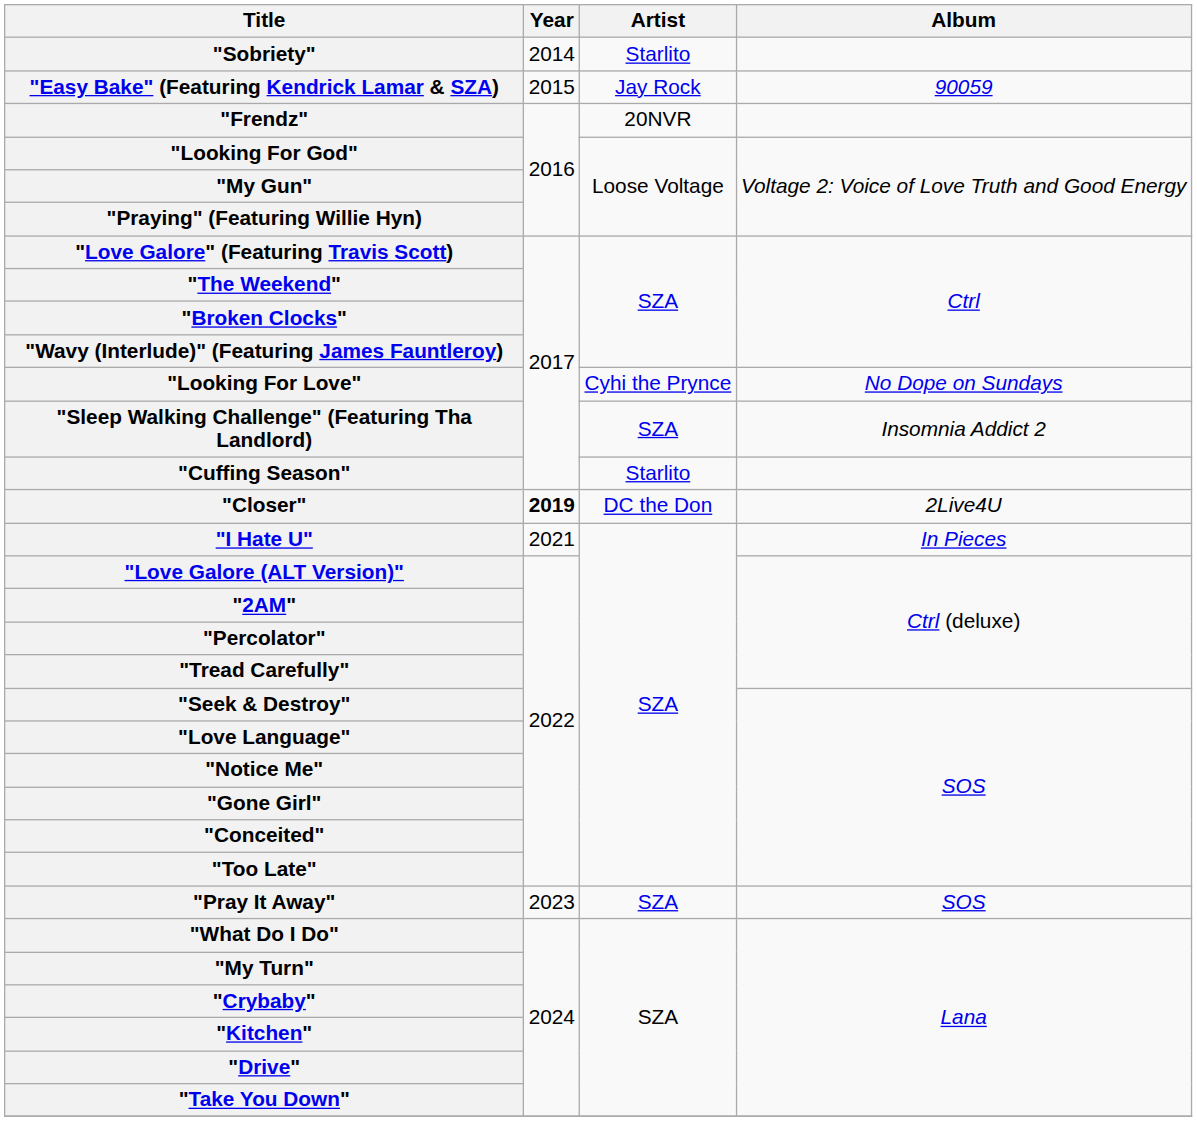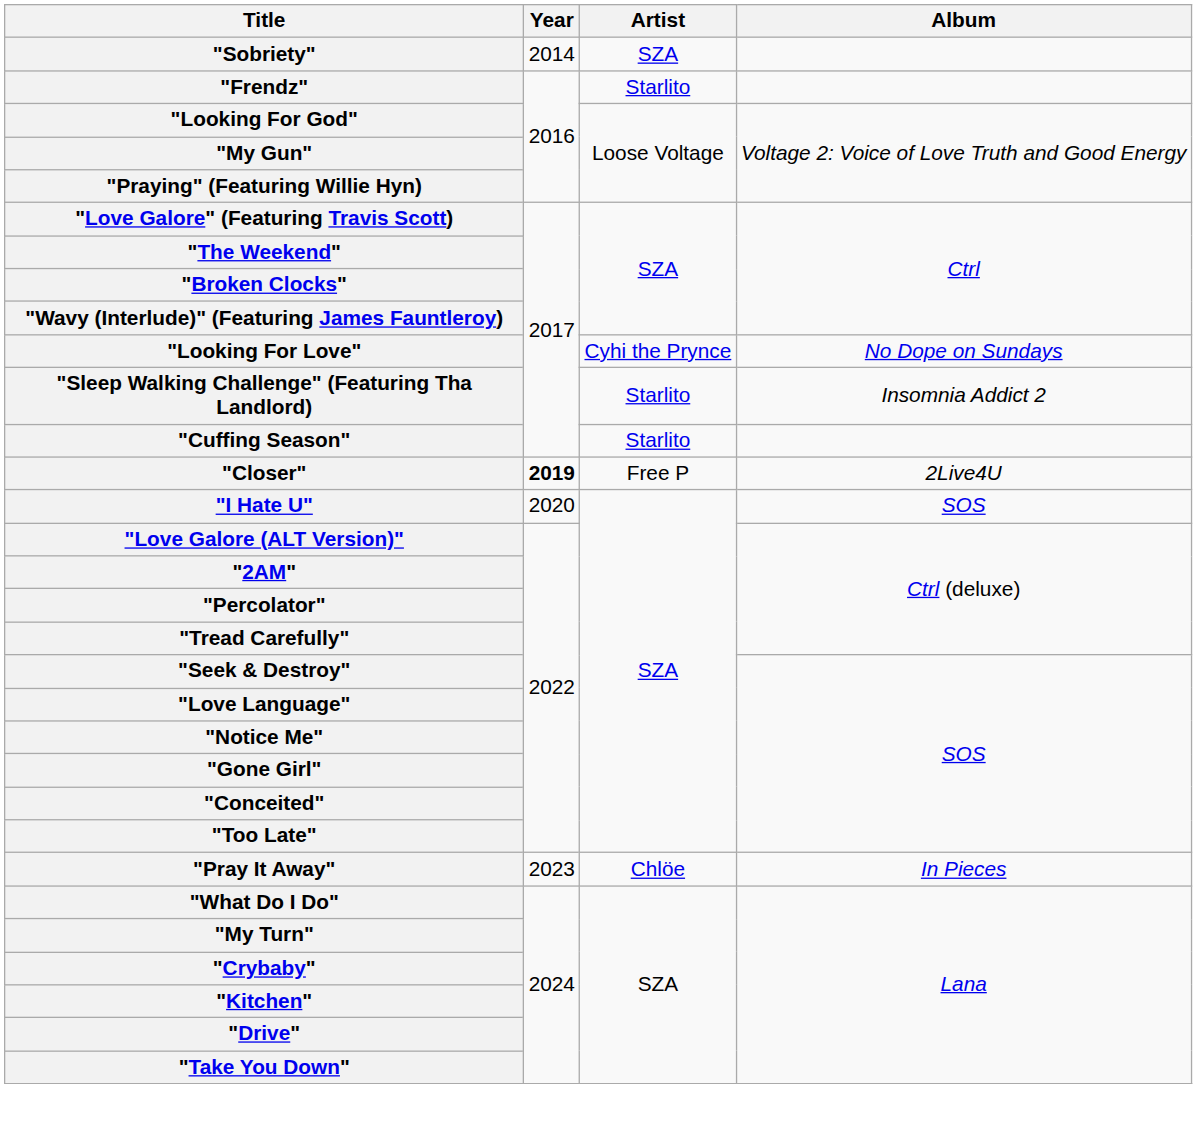(658, 53) Starlito -> (658, 53) SZA
- row: (264, 86)
(658, 119) 20NVR -> (658, 86) Starlito
(658, 428) SZA -> (658, 395) Starlito
(658, 506) DC the Don -> (658, 473) Free P
(552, 539) 2021 -> (552, 506) 2020
(964, 539) In Pieces -> (964, 506) SOS
(658, 902) SZA -> (658, 869) Chlöe
(964, 902) SOS -> (964, 869) In Pieces
